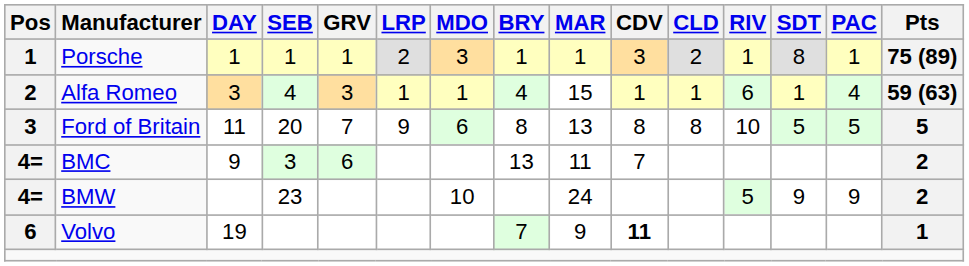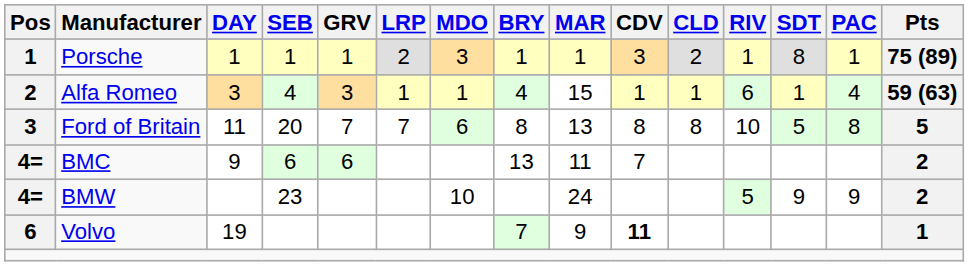(404, 127) 9 -> (404, 127) 7
(854, 127) 5 -> (854, 127) 8
(290, 162) 3 -> (290, 162) 6
